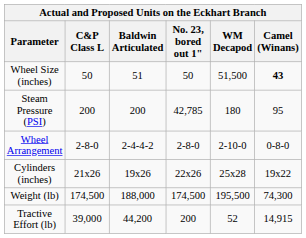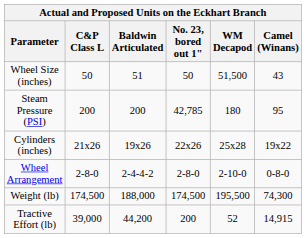(278, 76) bold -> (278, 76) normal
rows swapped: (35, 145) <-> (35, 173)
